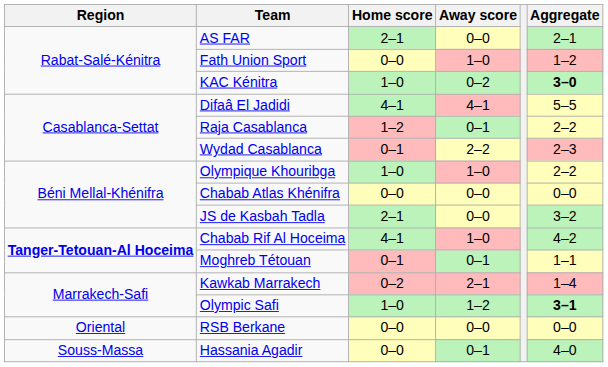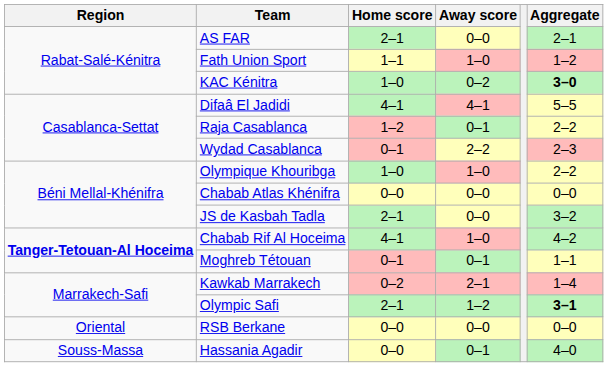(392, 60) 0–0 -> (392, 60) 1–1
(392, 305) 1–0 -> (392, 305) 2–1
